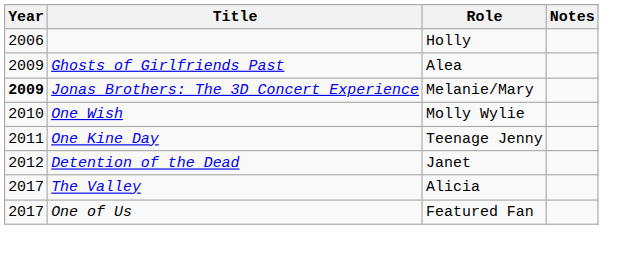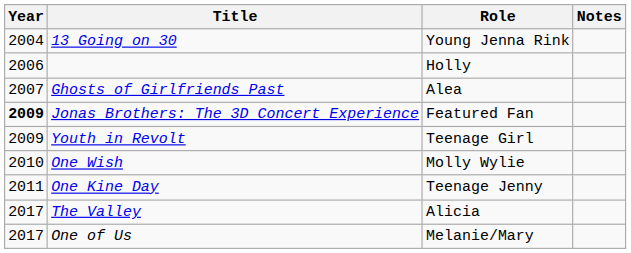+ row: (114, 41)
(26, 65) 2009 -> (26, 90) 2007
(480, 90) Melanie/Mary -> (480, 114) Featured Fan
+ row: (118, 139)
- row: (145, 163)
(480, 212) Featured Fan -> (480, 236) Melanie/Mary
